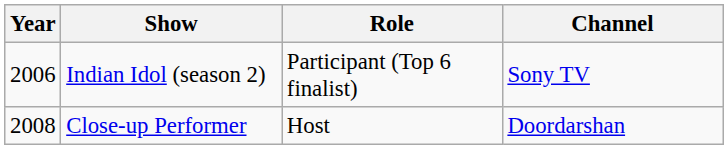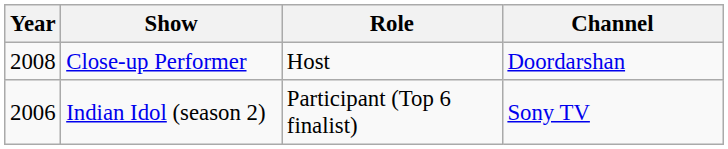rows swapped: (166, 74) <-> (156, 125)
